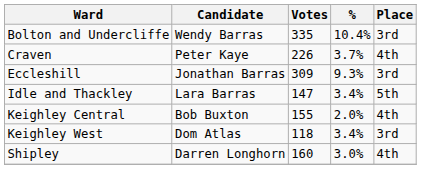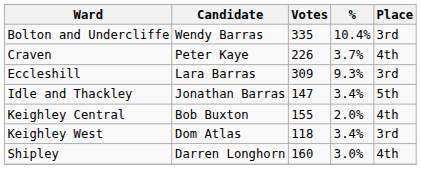(230, 74) Jonathan Barras -> (216, 74) Lara Barras
(216, 94) Lara Barras -> (230, 94) Jonathan Barras
